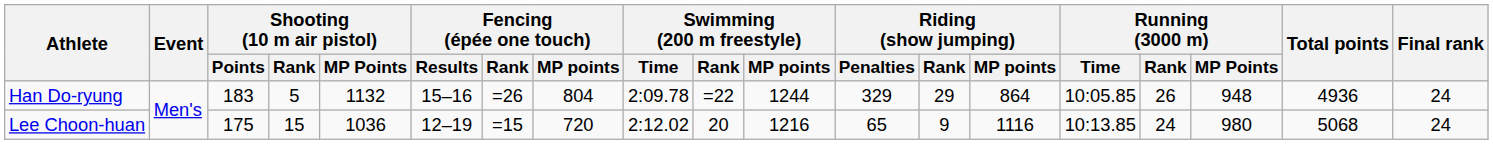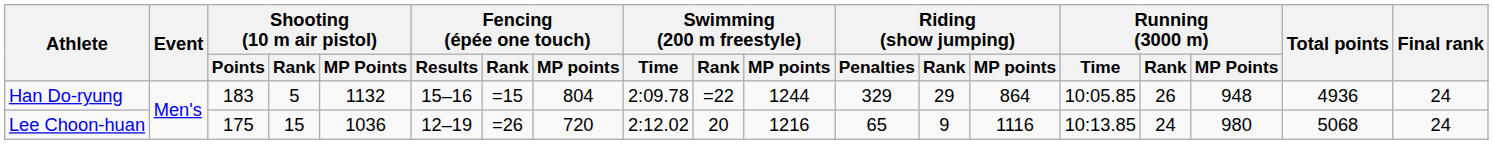(508, 96) =26 -> (508, 96) =15
(508, 125) =15 -> (508, 125) =26
